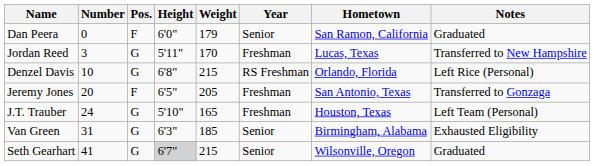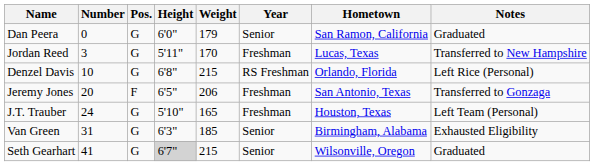(134, 33) F -> (135, 33) G
(208, 92) 205 -> (208, 92) 206
